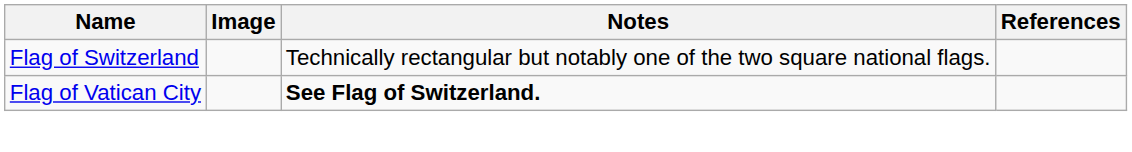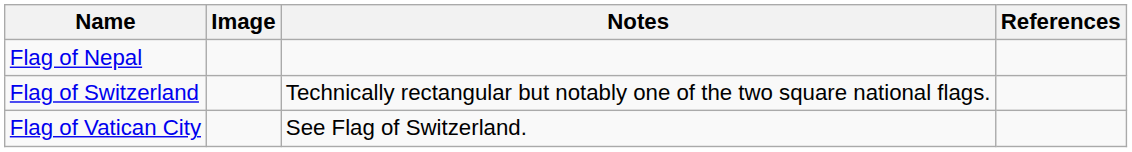+ row: (76, 57)
(413, 92) bold -> (406, 127) normal
